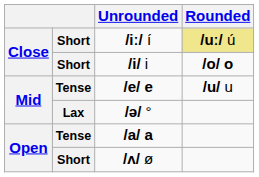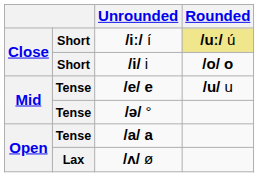(73, 112) Lax -> (73, 112) Tense
(73, 160) Short -> (73, 160) Lax
